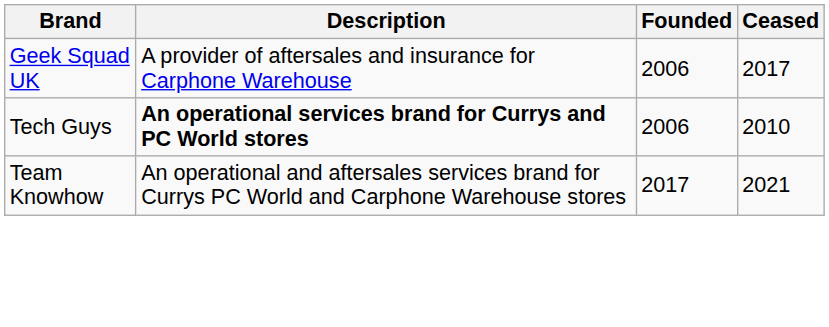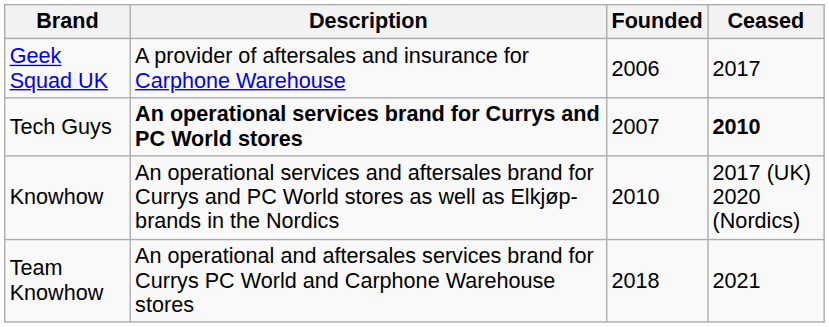(665, 126) 2006 -> (635, 126) 2007
(766, 126) normal -> (737, 126) bold
+ row: (56, 197)
(665, 185) 2017 -> (635, 280) 2018
